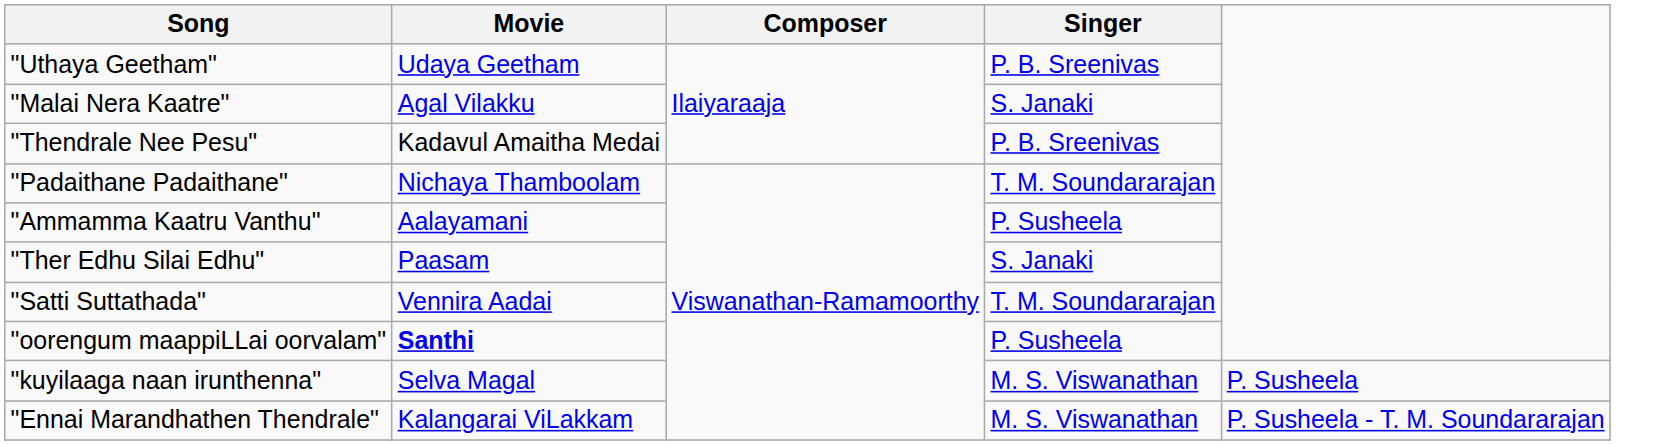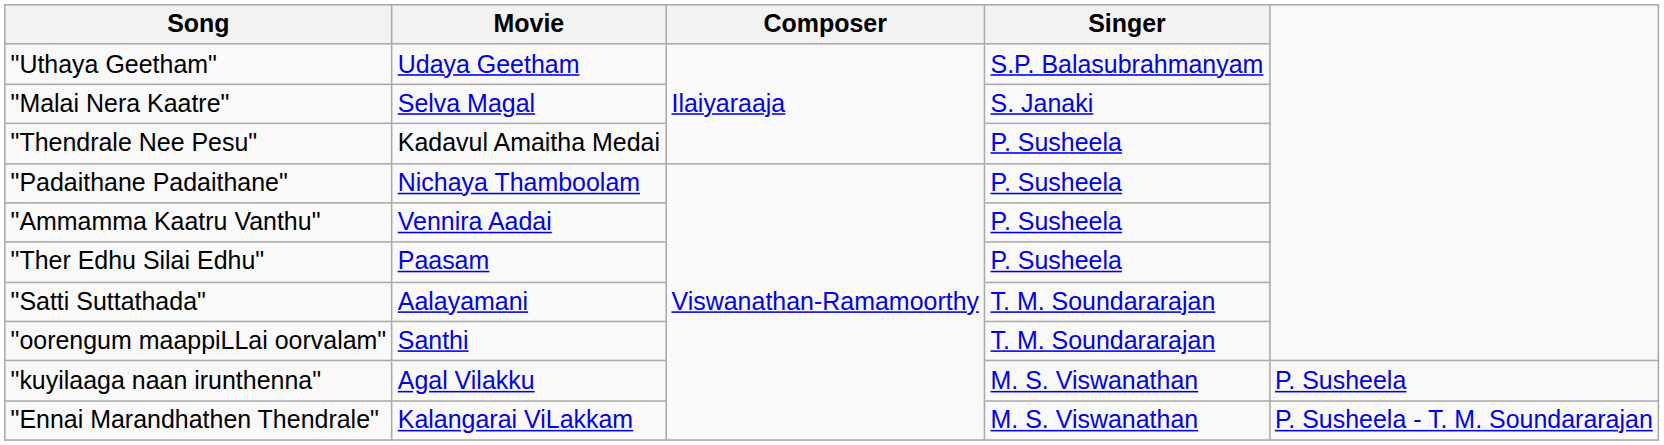(1075, 63) P. B. Sreenivas -> (1127, 63) S.P. Balasubrahmanyam
(466, 103) Agal Vilakku -> (466, 103) Selva Magal
(1075, 143) P. B. Sreenivas -> (1056, 143) P. Susheela
(1103, 182) T. M. Soundararajan -> (1056, 182) P. Susheela
(463, 222) Aalayamani -> (475, 222) Vennira Aadai
(1042, 261) S. Janaki -> (1056, 261) P. Susheela
(475, 301) Vennira Aadai -> (463, 301) Aalayamani
(436, 340) bold -> (433, 340) normal
(1056, 340) P. Susheela -> (1103, 340) T. M. Soundararajan
(466, 380) Selva Magal -> (466, 380) Agal Vilakku
